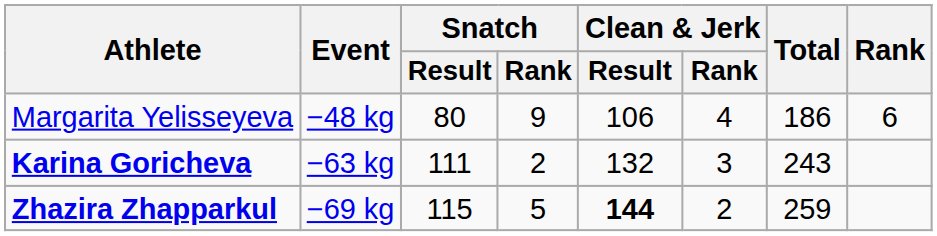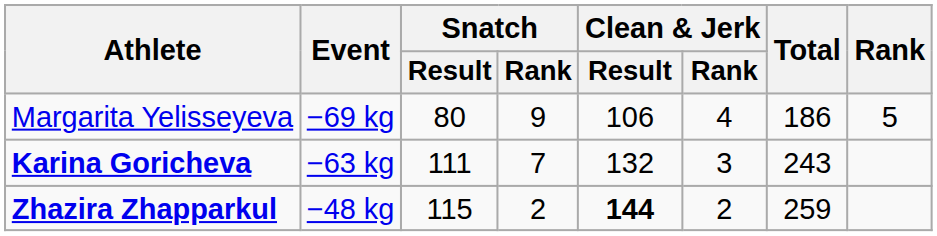(351, 117) −48 kg -> (351, 117) −69 kg
(890, 117) 6 -> (890, 117) 5
(538, 163) 2 -> (538, 163) 7
(351, 209) −69 kg -> (351, 209) −48 kg
(538, 209) 5 -> (538, 209) 2
